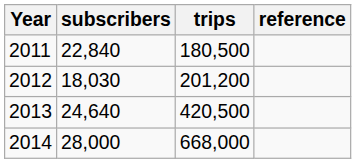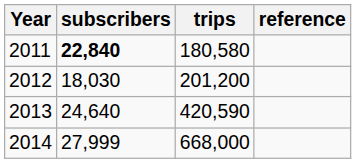(91, 50) normal -> (91, 50) bold
(215, 50) 180,500 -> (215, 50) 180,580
(215, 111) 420,500 -> (215, 111) 420,590
(91, 142) 28,000 -> (91, 142) 27,999
